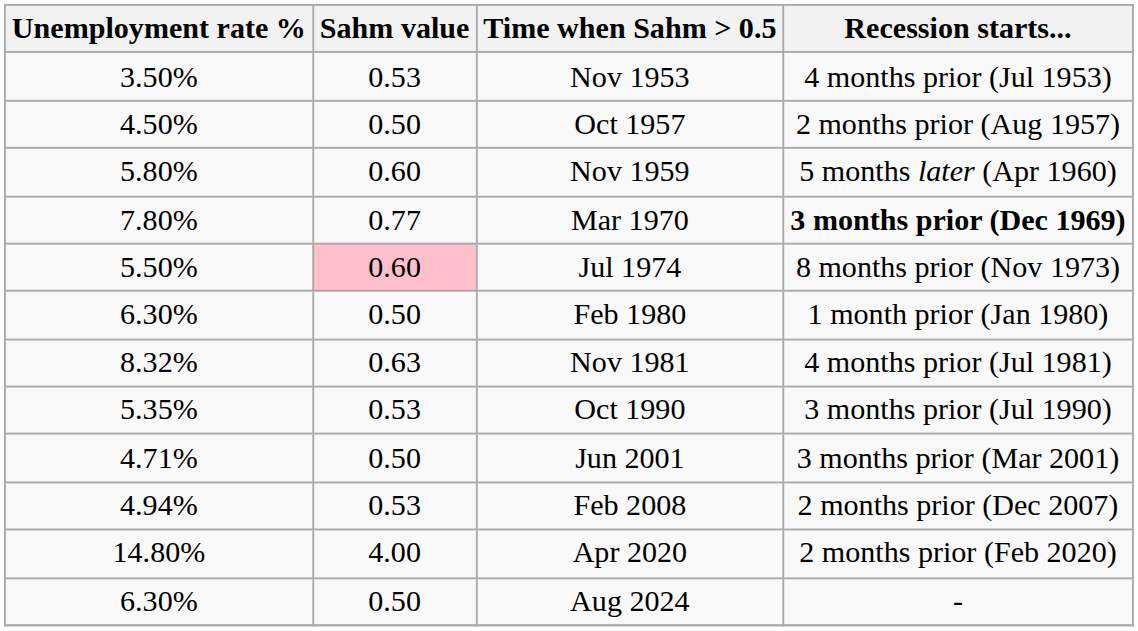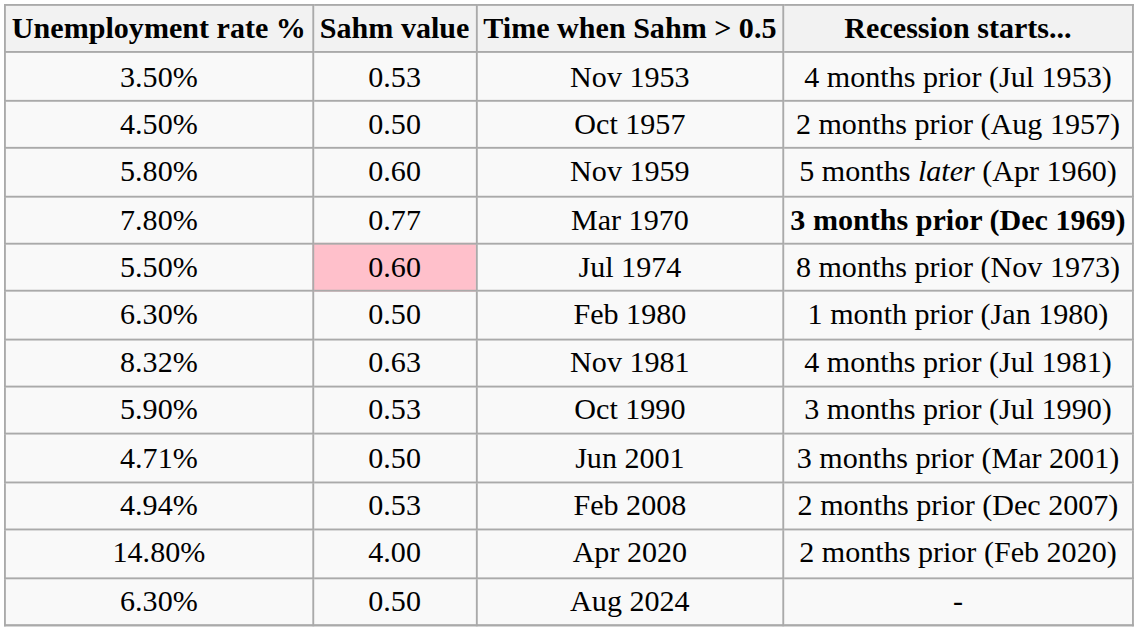(159, 409) 5.35% -> (159, 409) 5.90%
